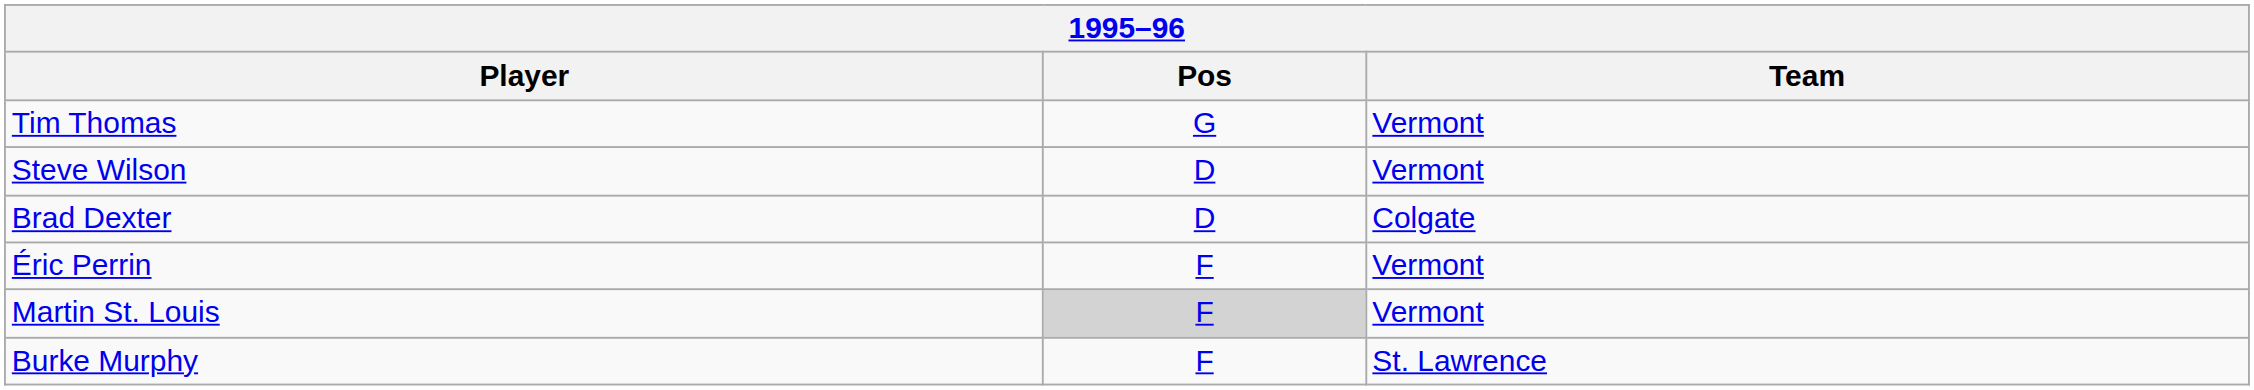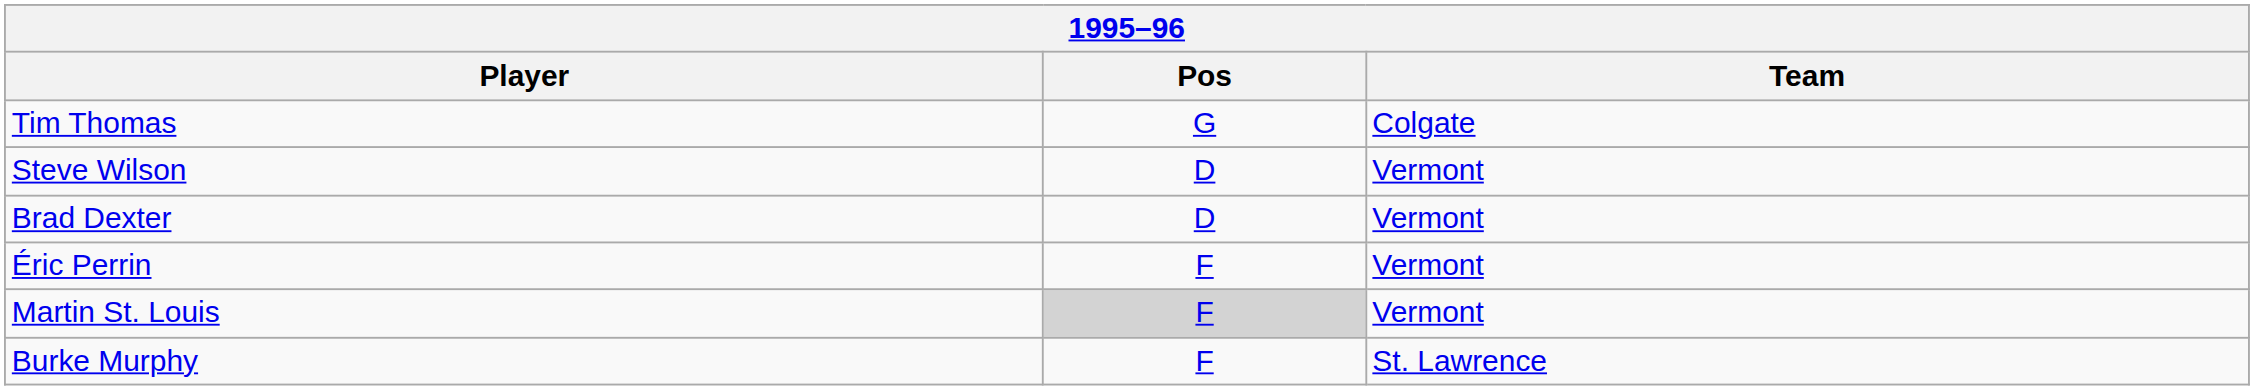(1428, 123) Vermont -> (1424, 123) Colgate
(1424, 218) Colgate -> (1428, 218) Vermont
